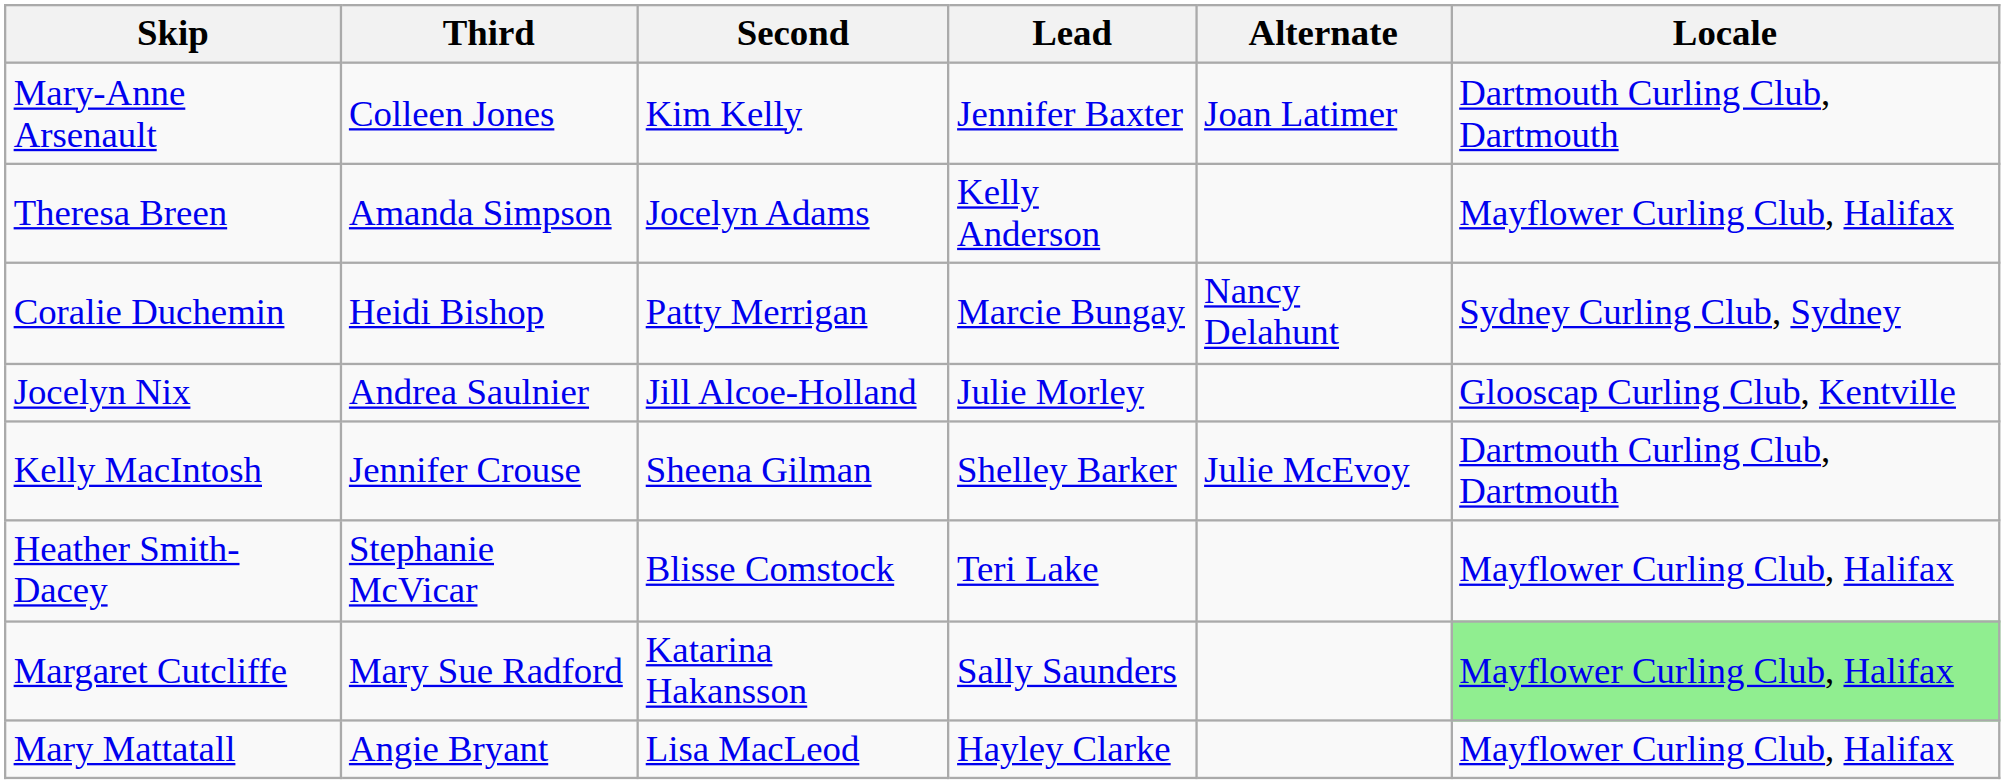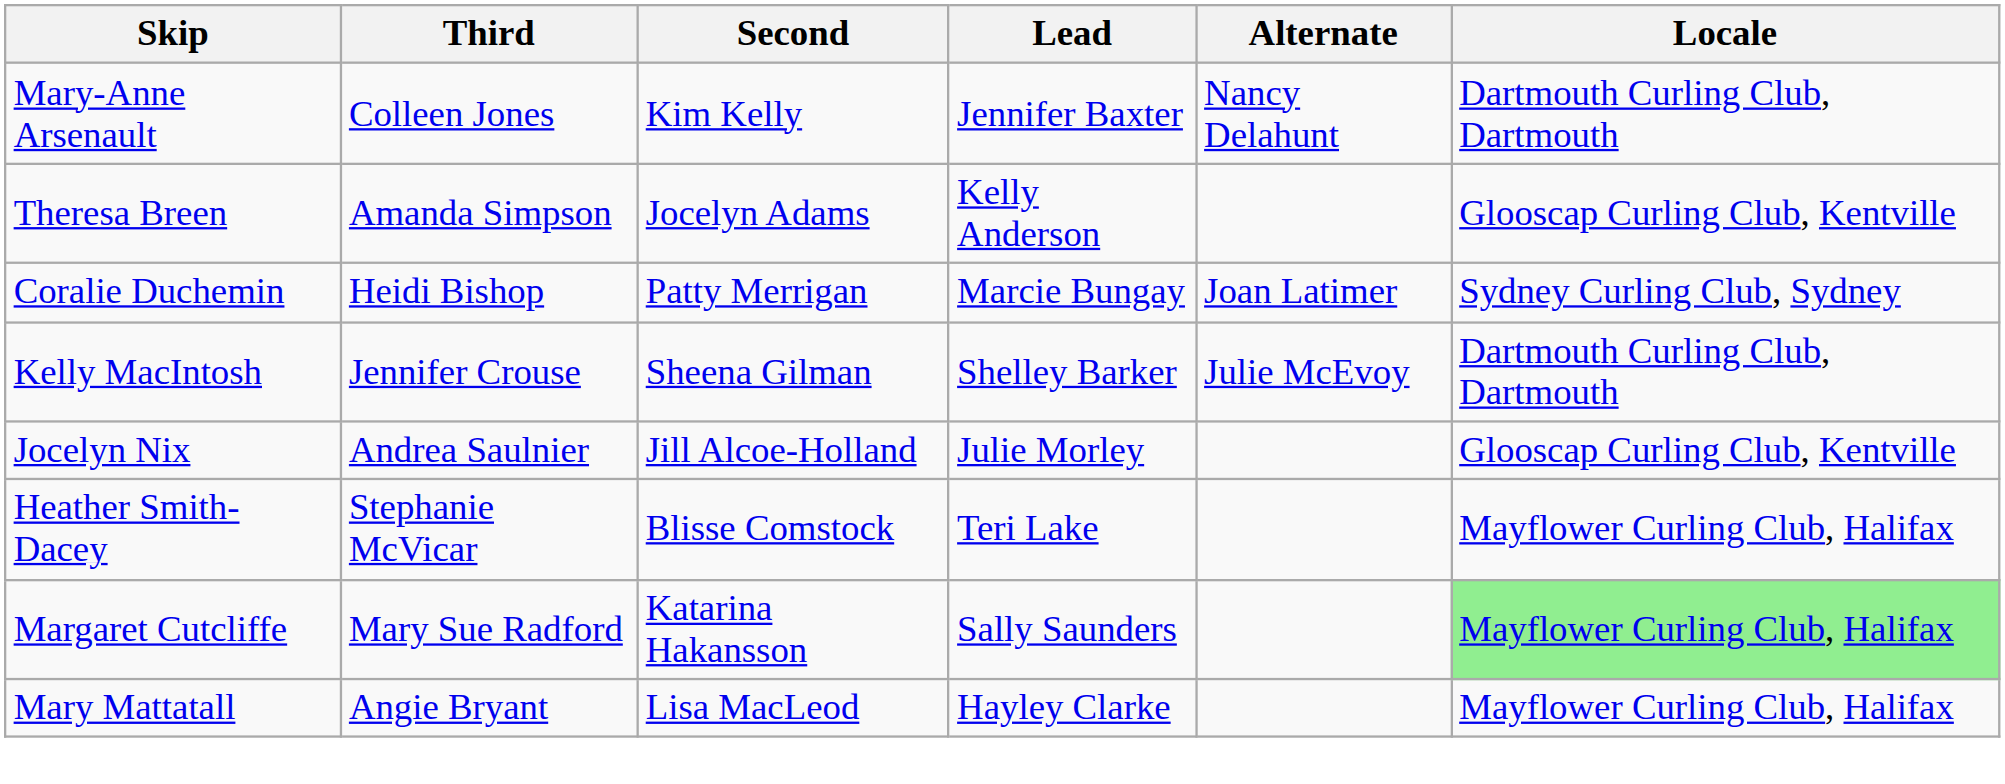(1301, 112) Joan Latimer -> (1272, 112) Nancy Delahunt
(1707, 212) Mayflower Curling Club, Halifax -> (1708, 212) Glooscap Curling Club, Kentville
(1272, 312) Nancy Delahunt -> (1301, 291) Joan Latimer
rows swapped: (138, 470) <-> (102, 391)
